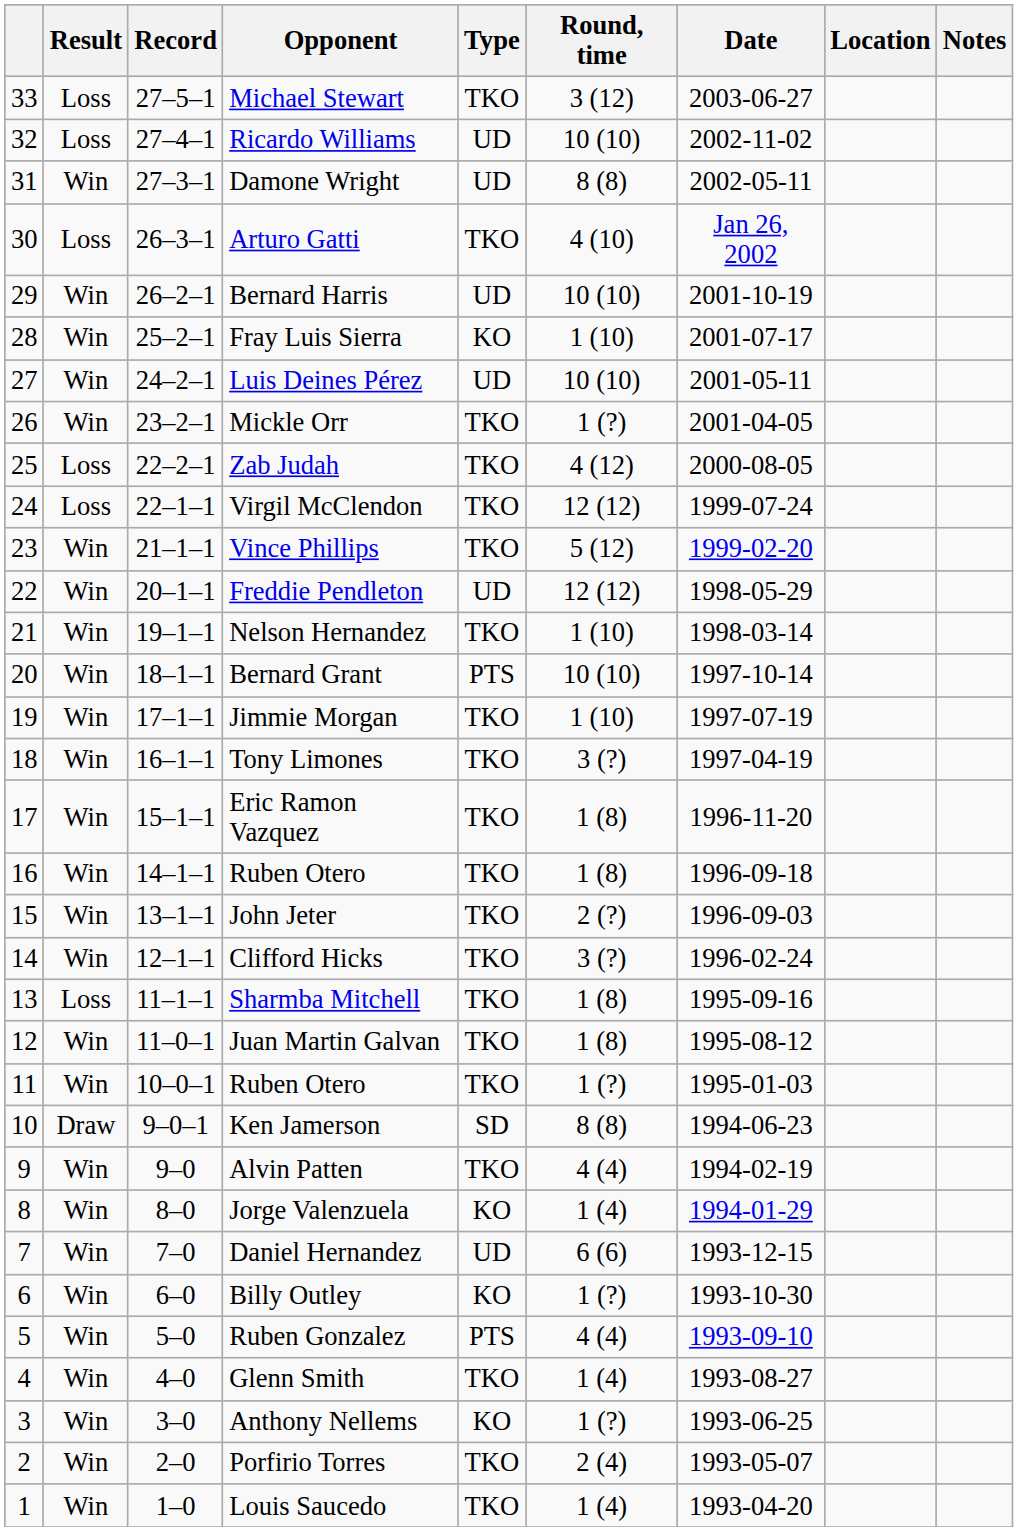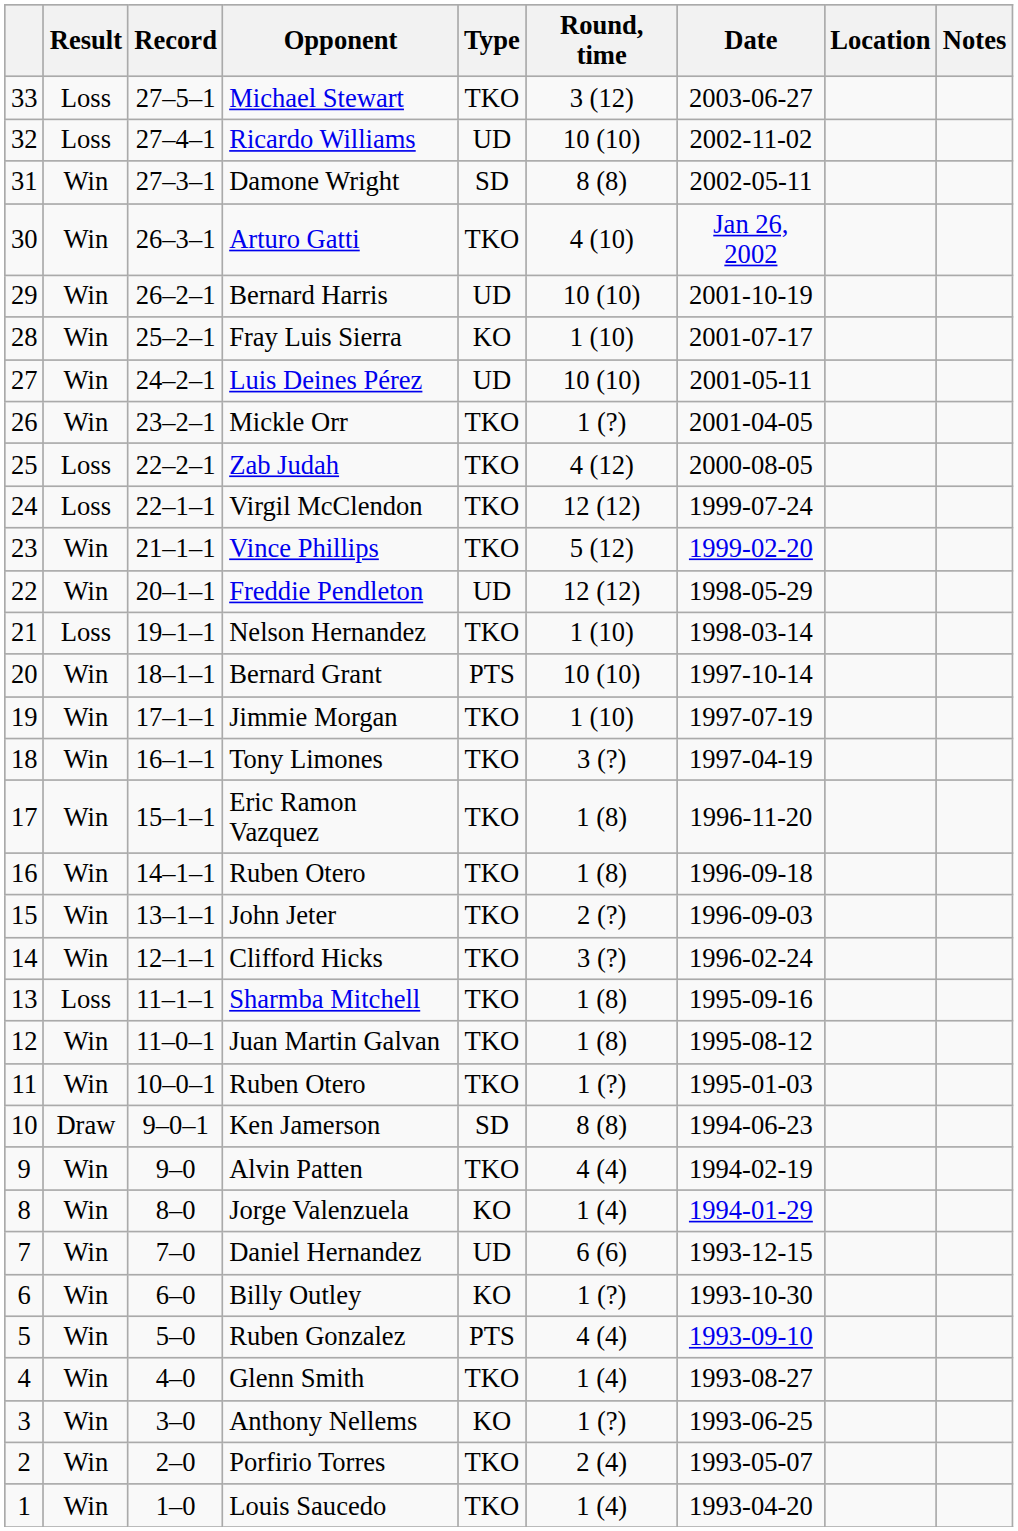(492, 181) UD -> (492, 181) SD
(86, 238) Loss -> (86, 238) Win
(86, 632) Win -> (86, 632) Loss
